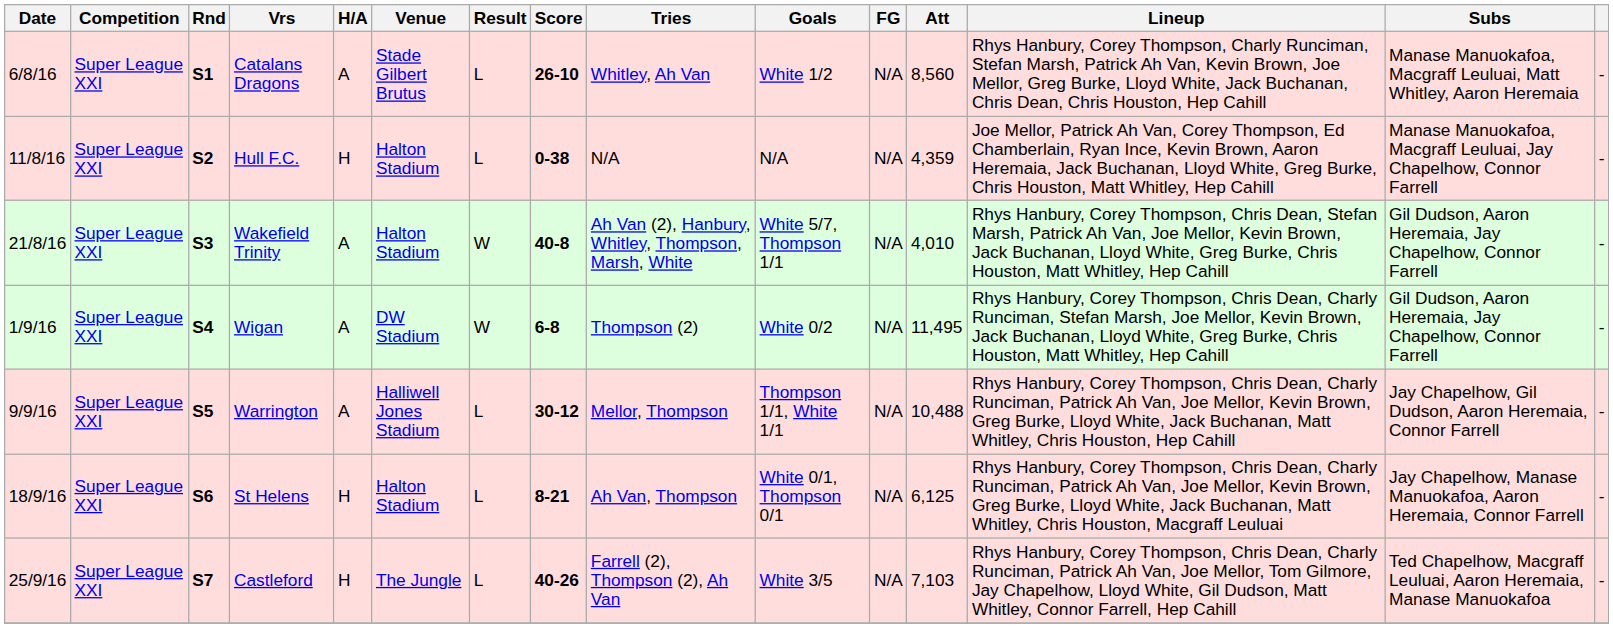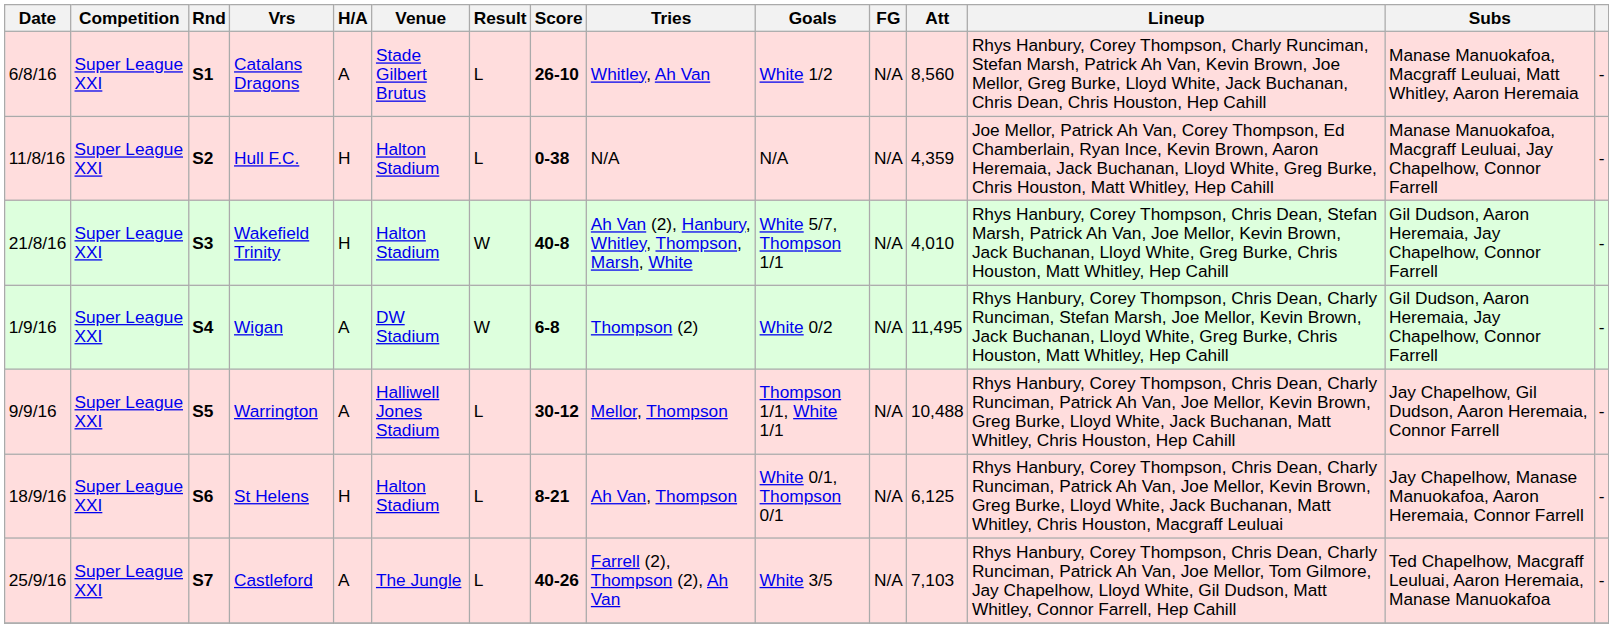(344, 242) A -> (344, 242) H
(344, 580) H -> (344, 580) A
